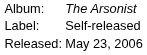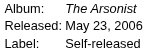rows swapped: (22, 26) <-> (33, 43)
